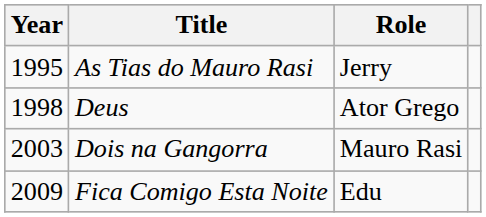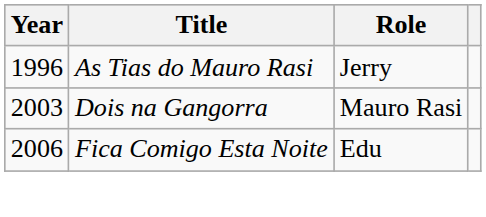(37, 66) 1995 -> (37, 66) 1996
- row: (102, 107)
(37, 190) 2009 -> (37, 149) 2006
